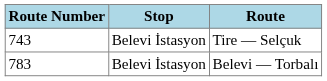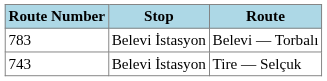rows swapped: (257, 40) <-> (265, 63)
